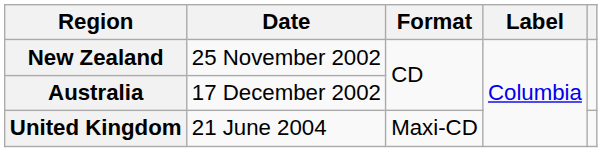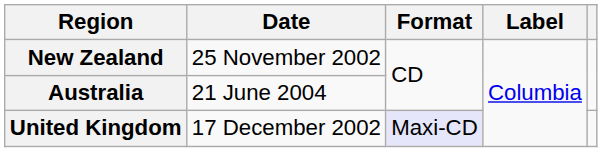(286, 92) 17 December 2002 -> (259, 92) 21 June 2004
(259, 127) 21 June 2004 -> (286, 127) 17 December 2002
(434, 127) no background -> (434, 127) lavender background
